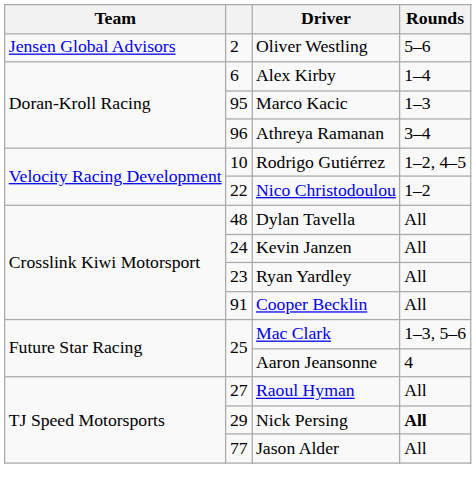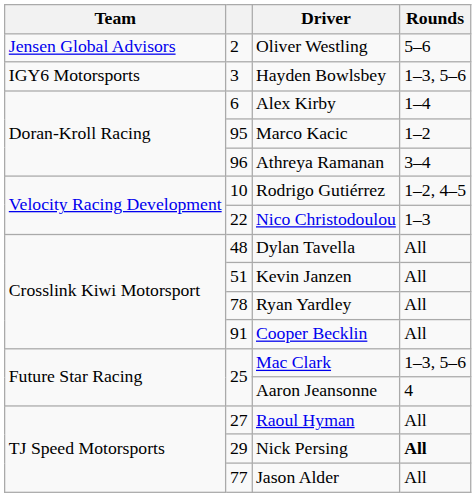+ row: (321, 76)
(417, 104) 1–3 -> (417, 133) 1–2
(417, 190) 1–2 -> (417, 219) 1–3
(239, 247) 24 -> (239, 276) 51
(239, 276) 23 -> (239, 305) 78
